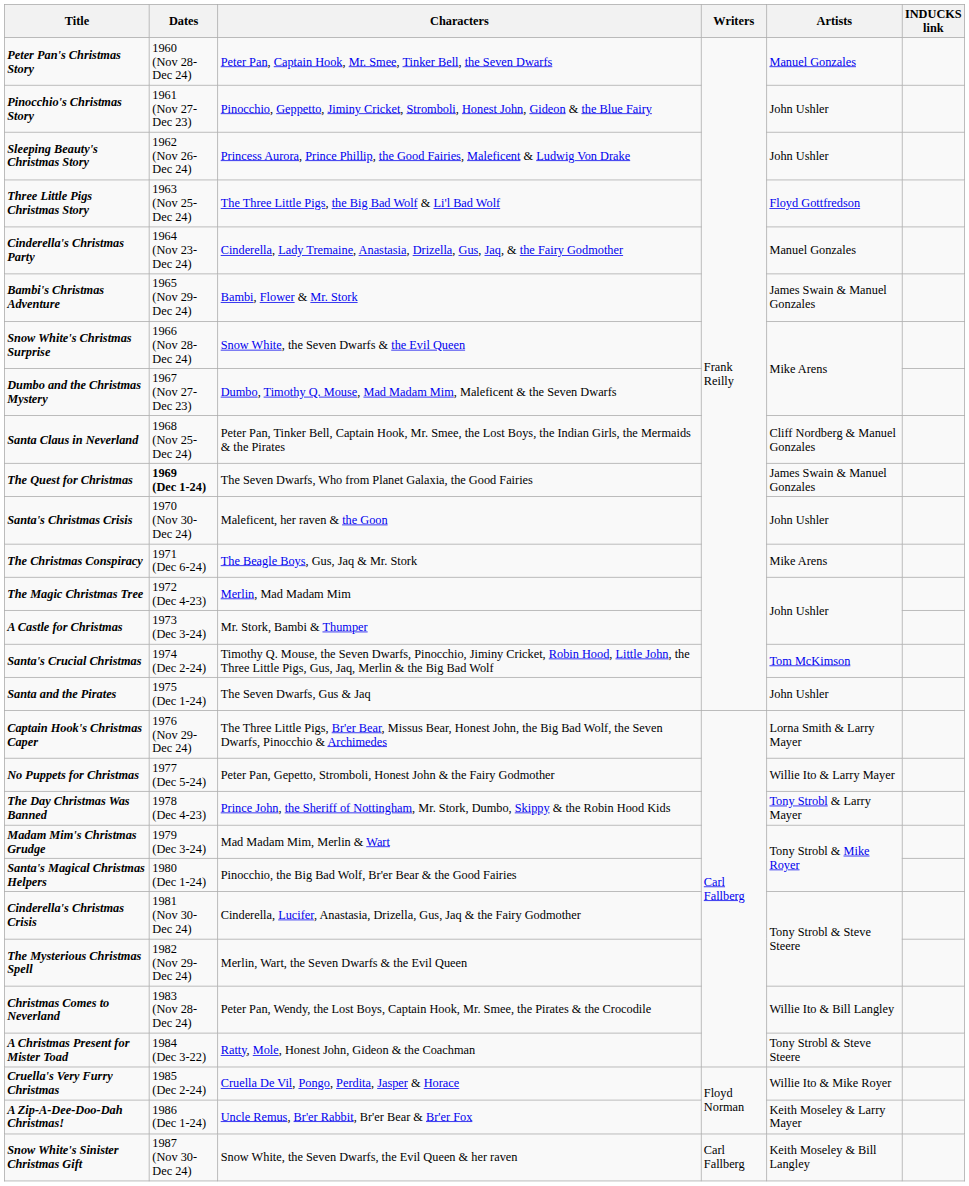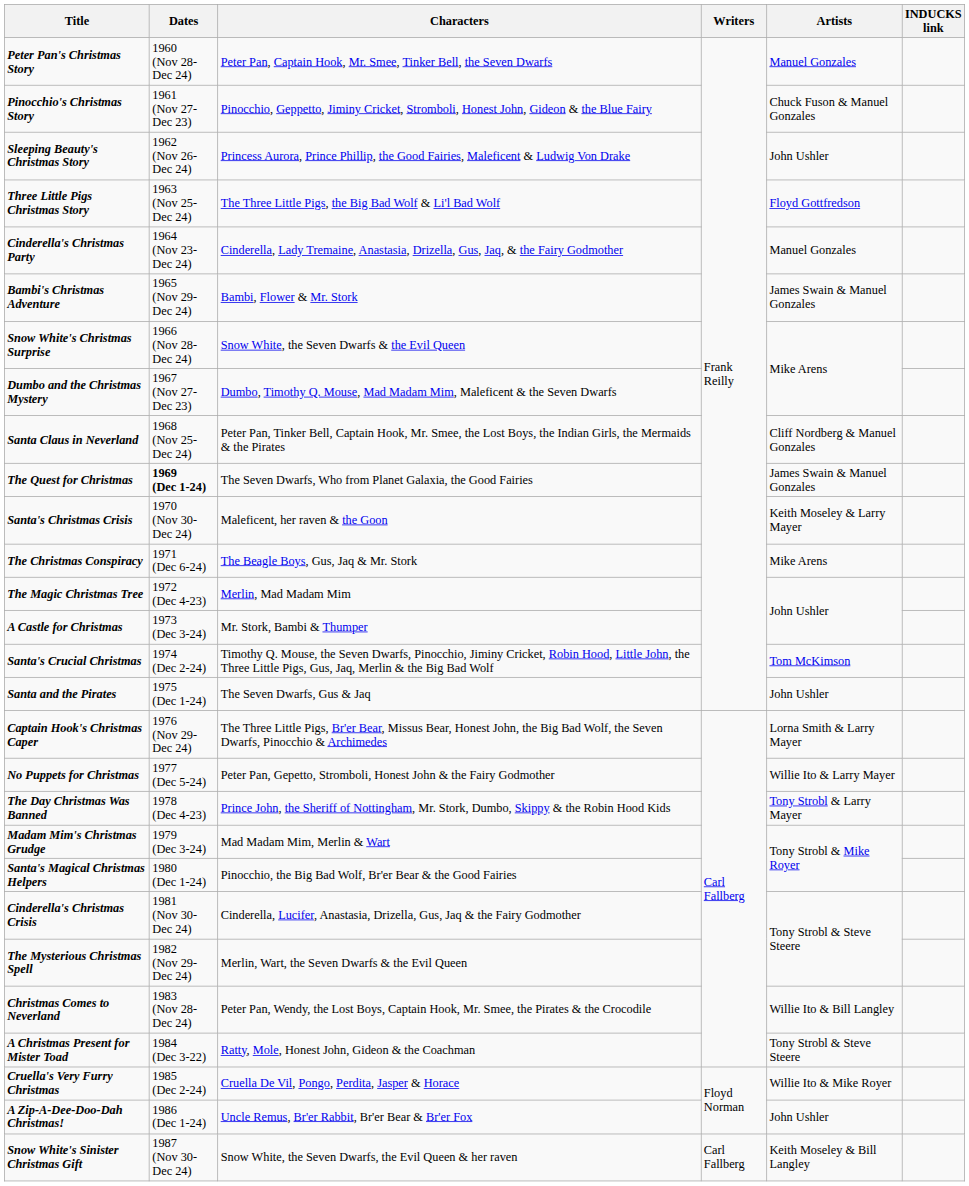(799, 108) John Ushler -> (829, 108) Chuck Fuson & Manuel Gonzales
(799, 520) John Ushler -> (827, 520) Keith Moseley & Larry Mayer
(827, 1117) Keith Moseley & Larry Mayer -> (799, 1117) John Ushler
